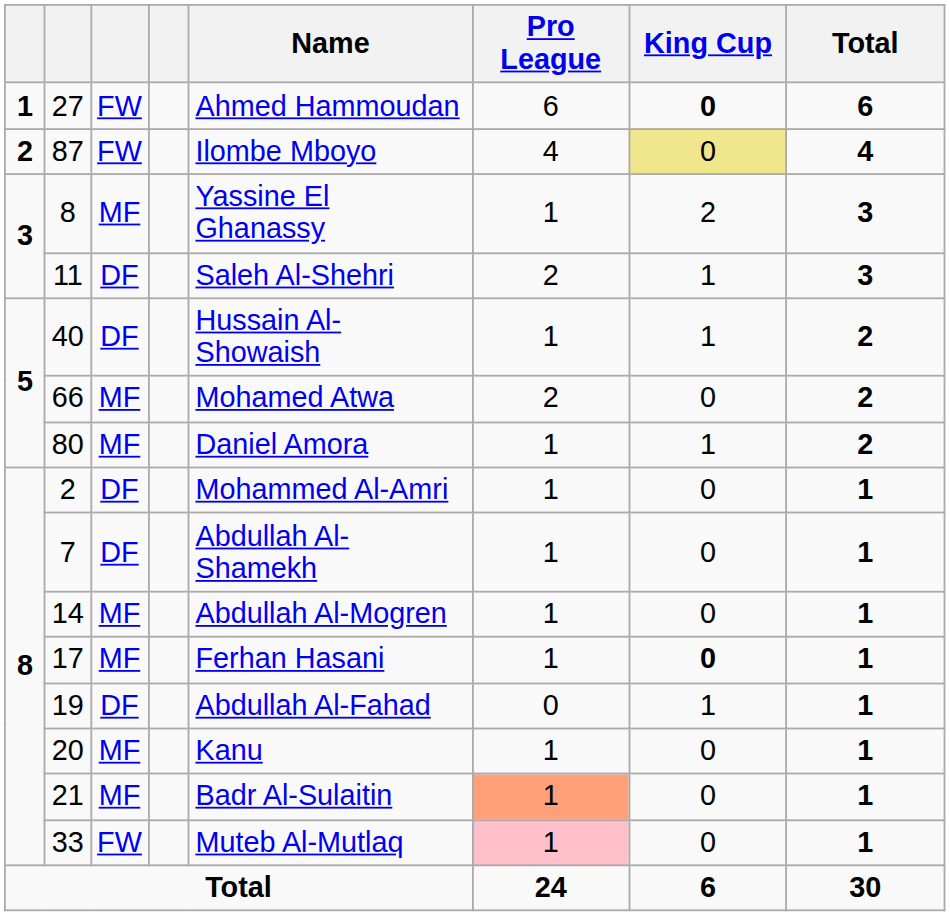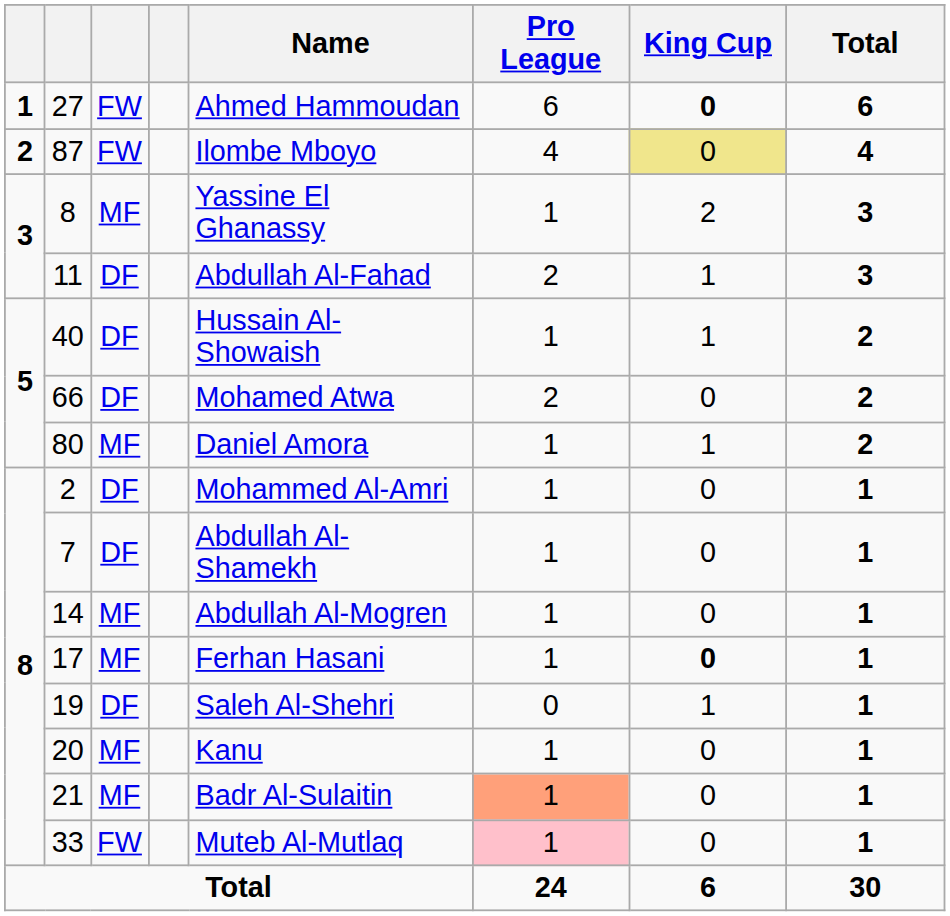(295, 274) Saleh Al-Shehri -> (313, 274) Abdullah Al-Fahad
(119, 398) MF -> (119, 398) DF
(313, 705) Abdullah Al-Fahad -> (295, 705) Saleh Al-Shehri
